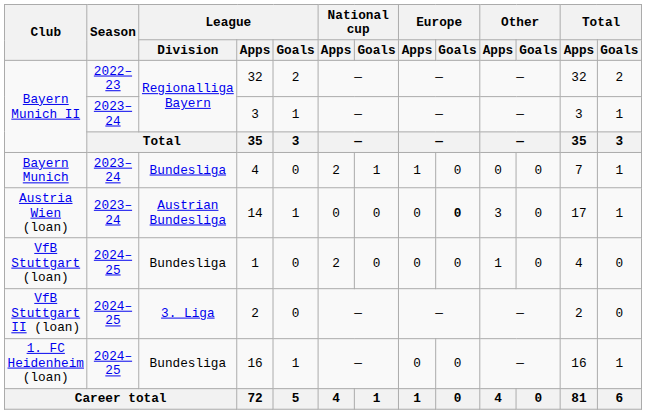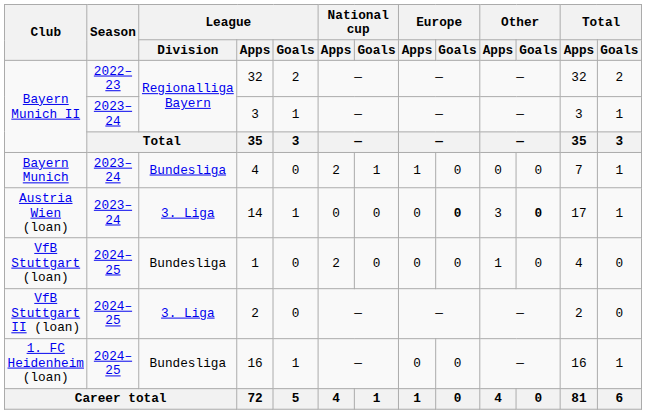(188, 213) Austrian Bundesliga -> (188, 213) 3. Liga
(538, 213) normal -> (538, 213) bold
